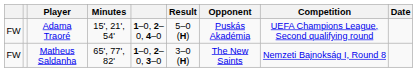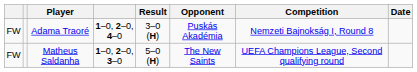- column: (109, 11)
(183, 30) 5–0 (H) -> (153, 30) 3–0 (H)
(324, 30) UEFA Champions League, Second qualifying round -> (312, 30) Nemzeti Bajnokság I, Round 8
(183, 55) 3–0 (H) -> (153, 55) 5–0 (H)
(324, 55) Nemzeti Bajnokság I, Round 8 -> (312, 55) UEFA Champions League, Second qualifying round
